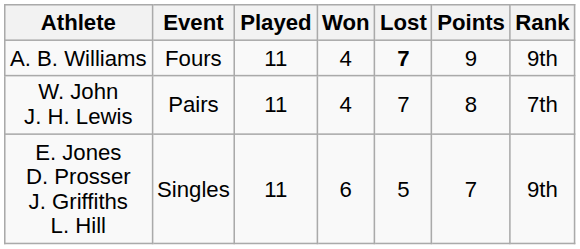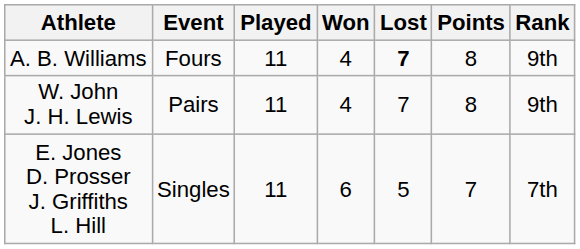(471, 58) 9 -> (471, 58) 8
(542, 105) 7th -> (542, 105) 9th
(542, 189) 9th -> (542, 189) 7th
